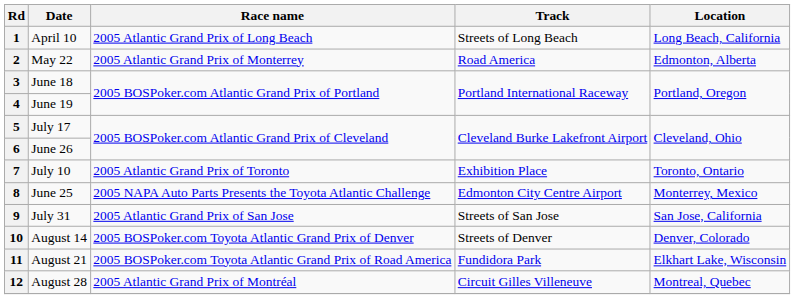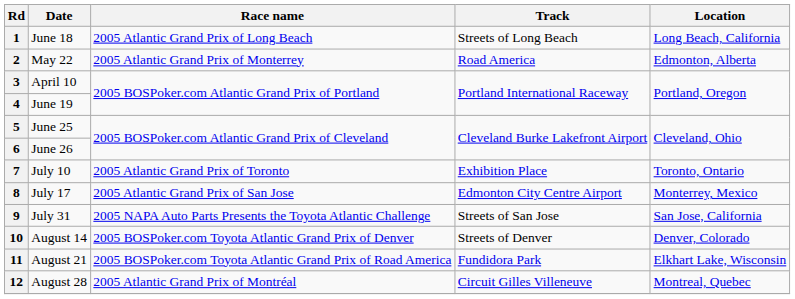(54, 37) April 10 -> (52, 37) June 18
(52, 81) June 18 -> (54, 81) April 10
(51, 126) July 17 -> (52, 126) June 25
(52, 192) June 25 -> (51, 192) July 17
(262, 192) 2005 NAPA Auto Parts Presents the Toyota Atlantic Challenge -> (194, 192) 2005 Atlantic Grand Prix of San Jose
(194, 215) 2005 Atlantic Grand Prix of San Jose -> (262, 215) 2005 NAPA Auto Parts Presents the Toyota Atlantic Challenge
